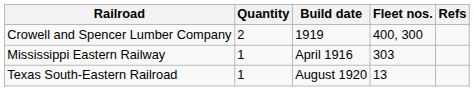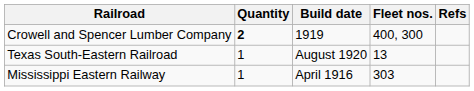(241, 34) normal -> (241, 34) bold
rows swapped: (86, 55) <-> (92, 75)
